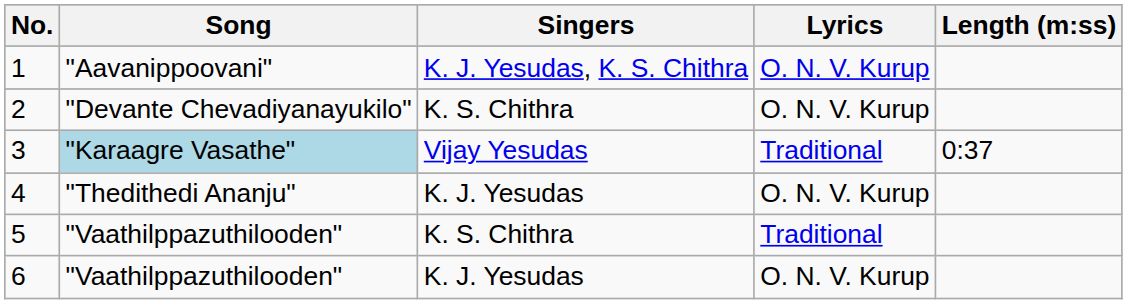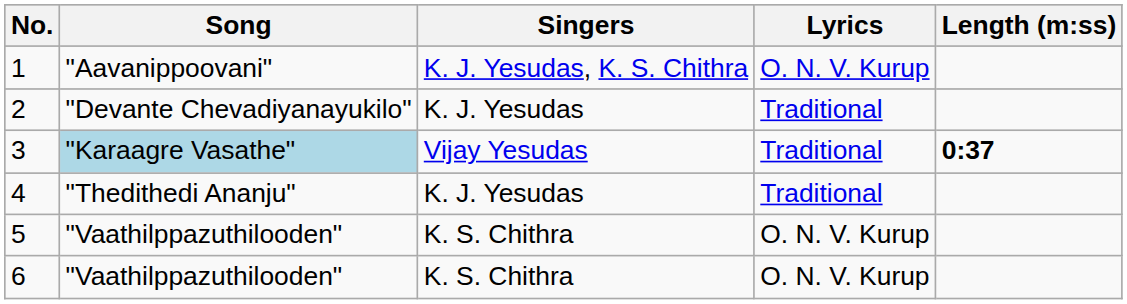(499, 109) K. S. Chithra -> (504, 109) K. J. Yesudas
(845, 109) O. N. V. Kurup -> (821, 109) Traditional
(967, 151) normal -> (968, 151) bold
(845, 192) O. N. V. Kurup -> (821, 192) Traditional
(821, 234) Traditional -> (845, 234) O. N. V. Kurup
(504, 276) K. J. Yesudas -> (499, 276) K. S. Chithra
